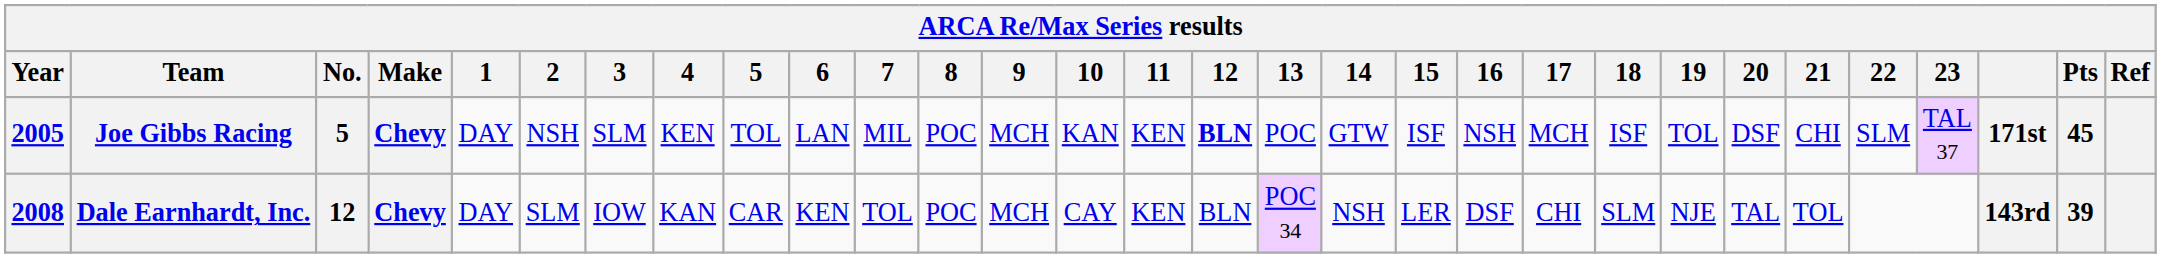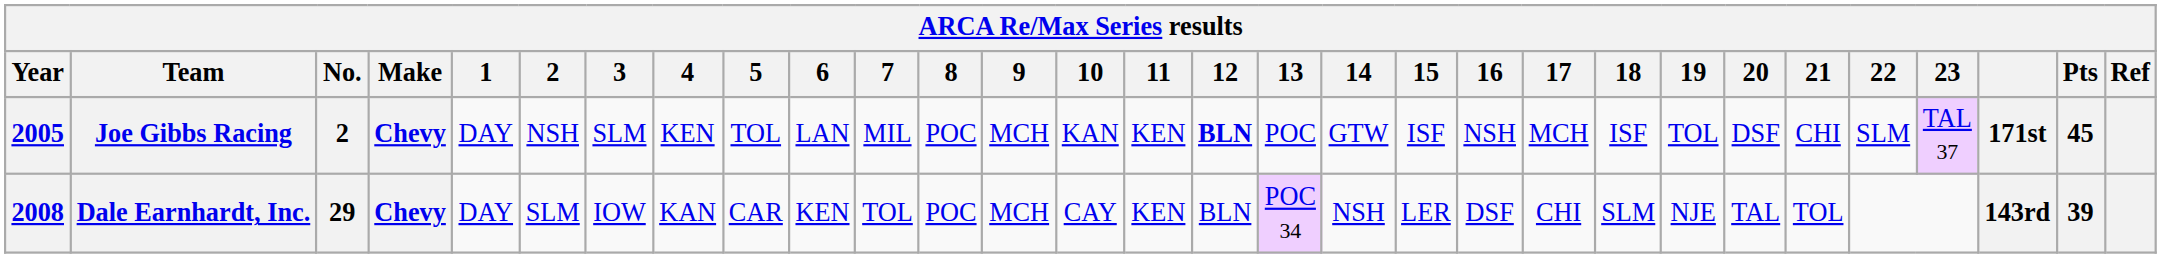(342, 134) 5 -> (342, 134) 2
(342, 213) 12 -> (342, 213) 29
